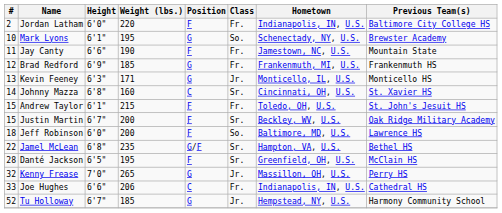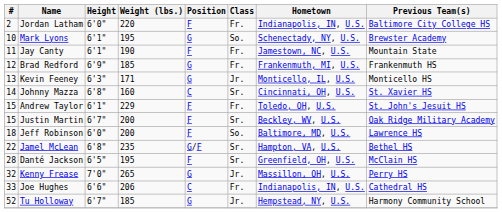(97, 52) 6'6" -> (97, 52) 6'1"
(127, 106) 215 -> (127, 106) 229
